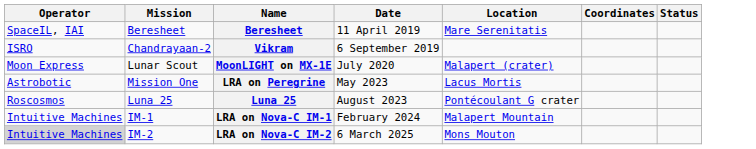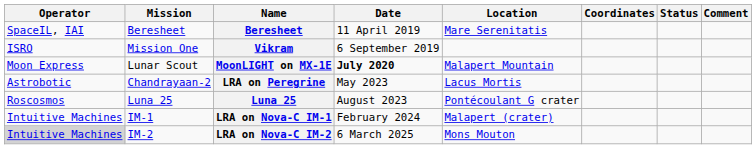+ column: (726, 13)
(169, 48) Chandrayaan-2 -> (163, 48) Mission One
(366, 65) normal -> (366, 65) bold
(499, 65) Malapert (crater) -> (499, 65) Malapert Mountain
(163, 83) Mission One -> (169, 83) Chandrayaan-2
(499, 117) Malapert Mountain -> (499, 117) Malapert (crater)
